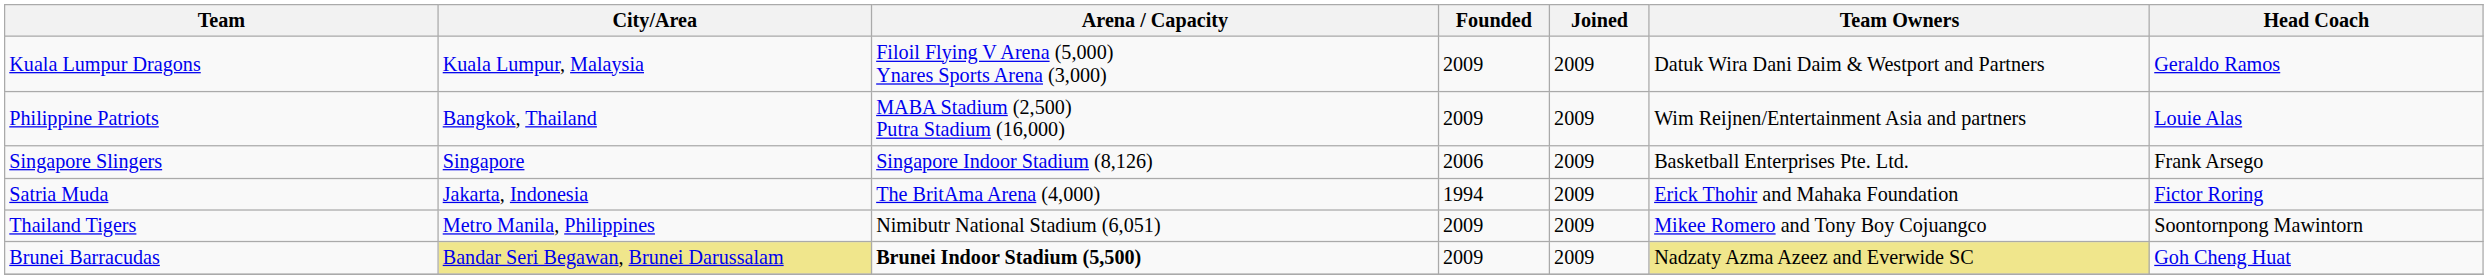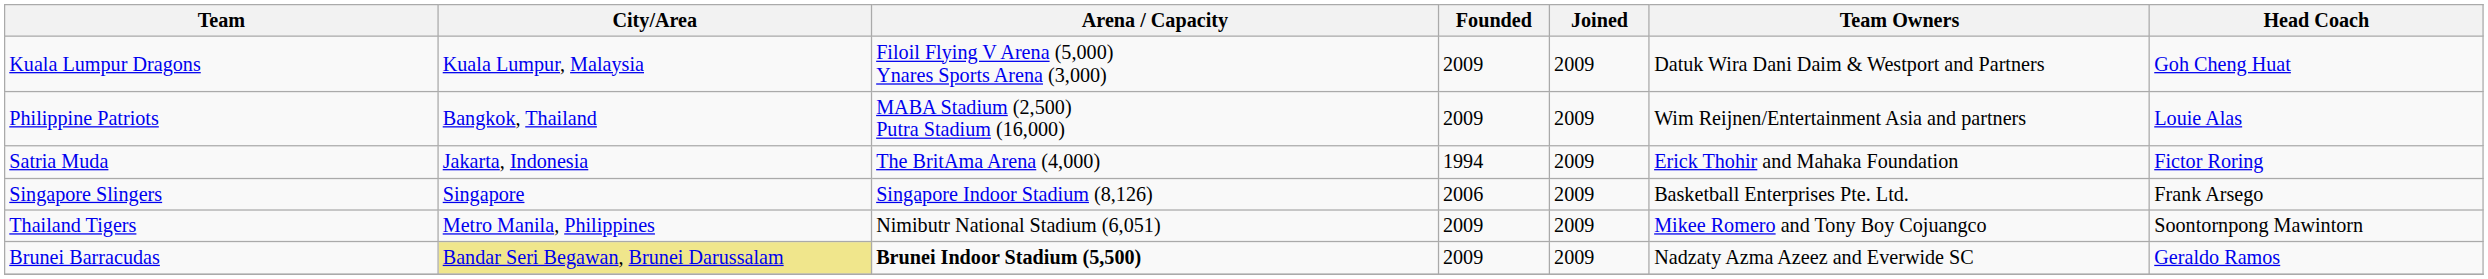(2217, 63) Geraldo Ramos -> (2223, 63) Goh Cheng Huat
rows swapped: (59, 193) <-> (86, 161)
(1814, 257) khaki background -> (1814, 257) no background
(2223, 257) Goh Cheng Huat -> (2217, 257) Geraldo Ramos
